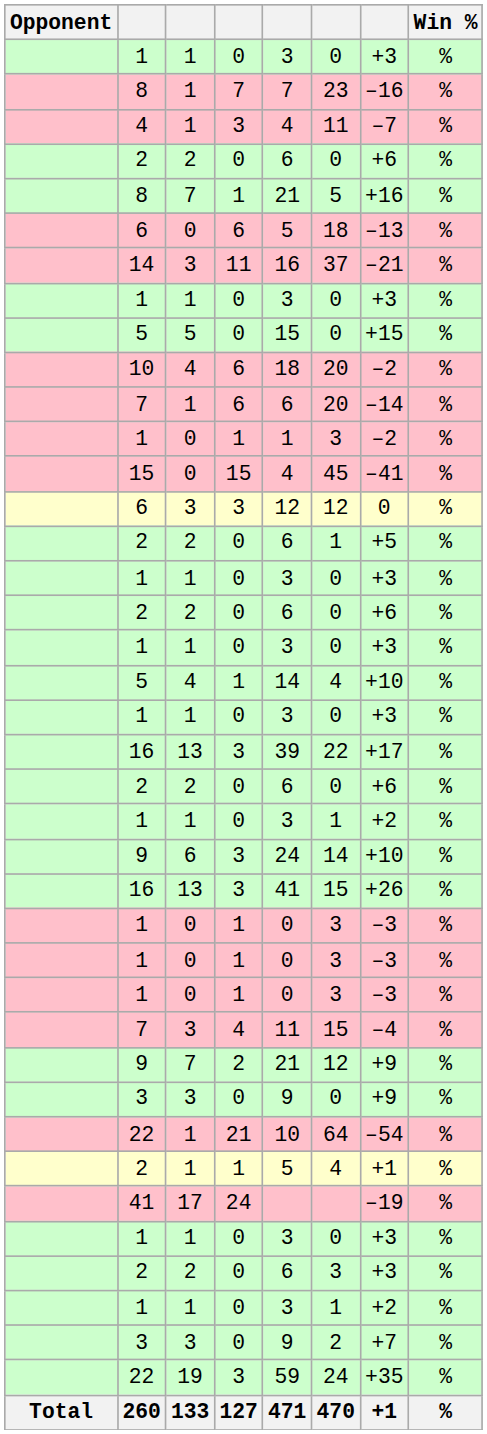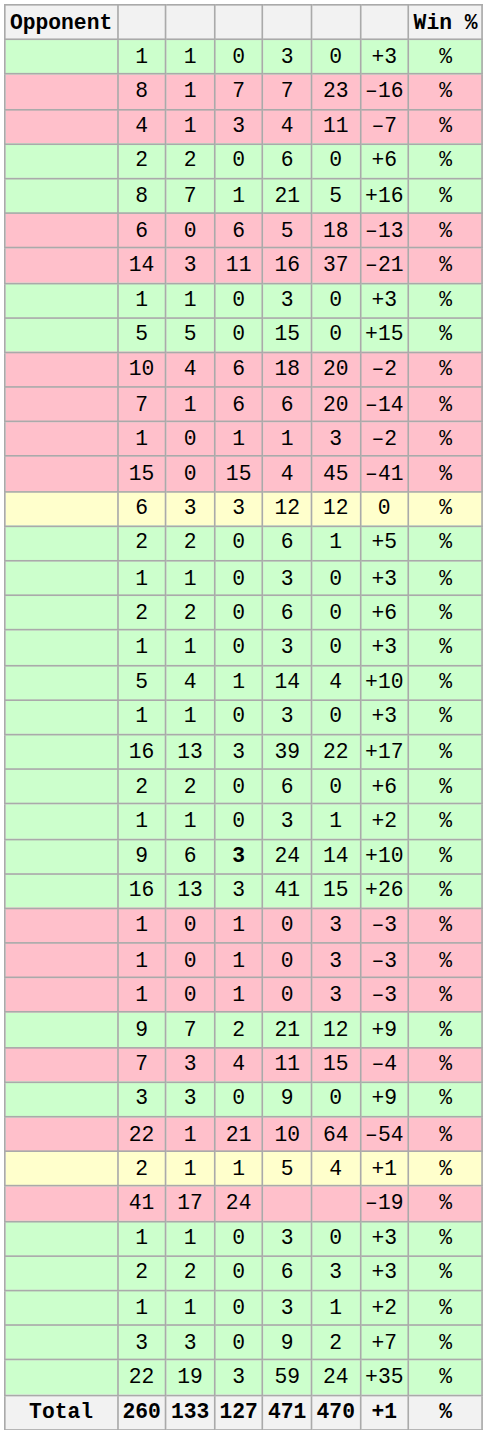(239, 856) normal -> (239, 856) bold
rows swapped: (142, 1065) <-> (142, 1030)
